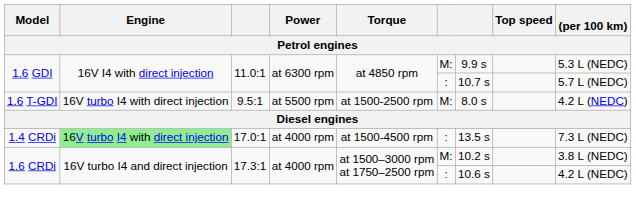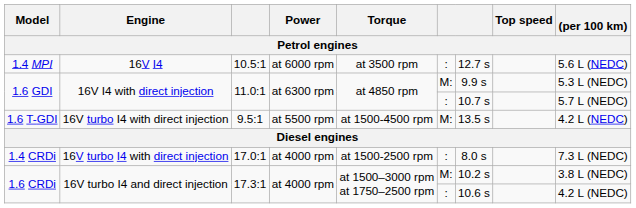+ row: (32, 63)
(387, 100) at 1500-2500 rpm -> (387, 119) at 1500-4500 rpm
(474, 100) 8.0 s -> (474, 119) 13.5 s
(146, 138) lightgreen background -> (146, 156) no background
(387, 138) at 1500-4500 rpm -> (387, 156) at 1500-2500 rpm
(474, 138) 13.5 s -> (474, 156) 8.0 s
